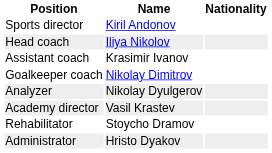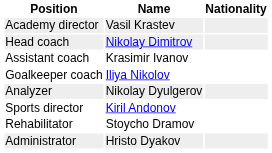rows swapped: (44, 25) <-> (52, 108)
(138, 42) Iliya Nikolov -> (149, 42) Nikolay Dimitrov
(149, 75) Nikolay Dimitrov -> (138, 75) Iliya Nikolov
